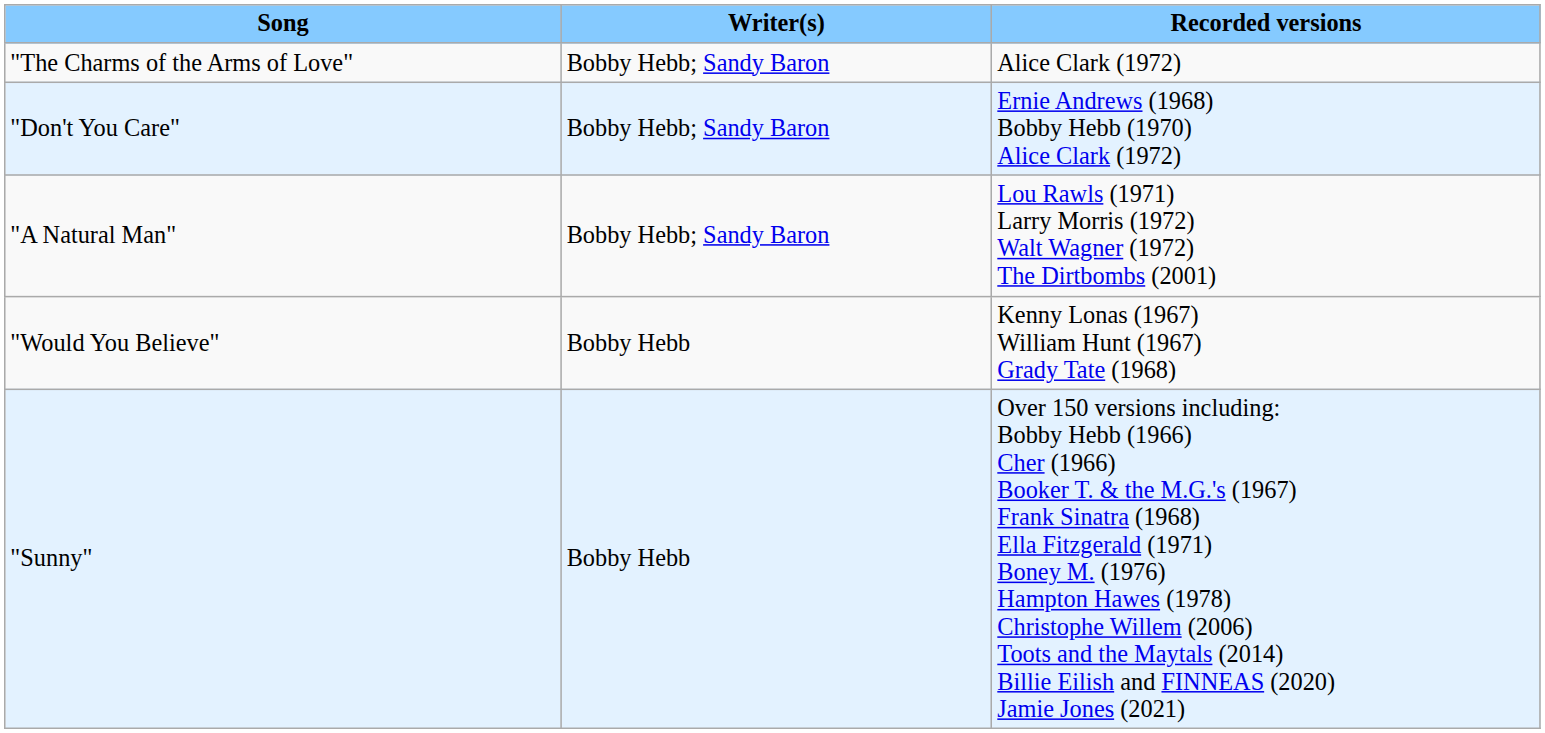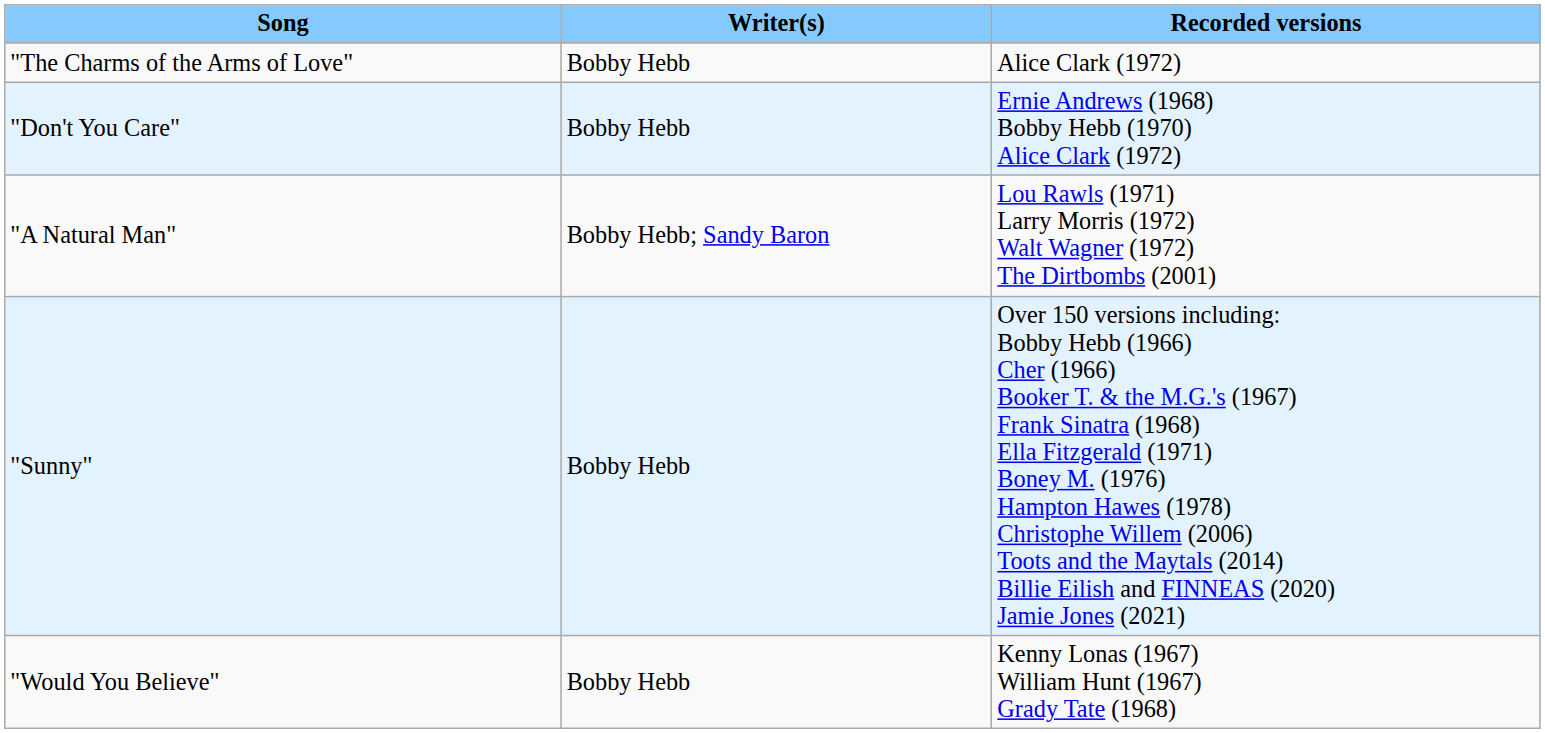(698, 62) Bobby Hebb; Sandy Baron -> (628, 62) Bobby Hebb
(698, 128) Bobby Hebb; Sandy Baron -> (628, 128) Bobby Hebb
rows swapped: (51, 558) <-> (115, 342)
